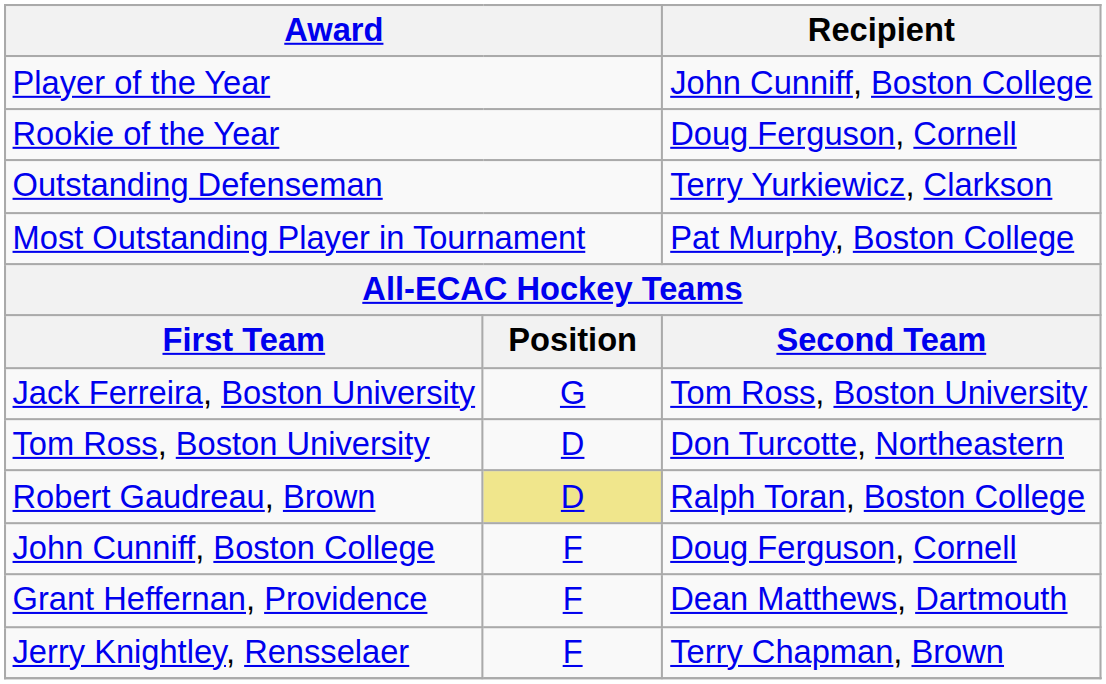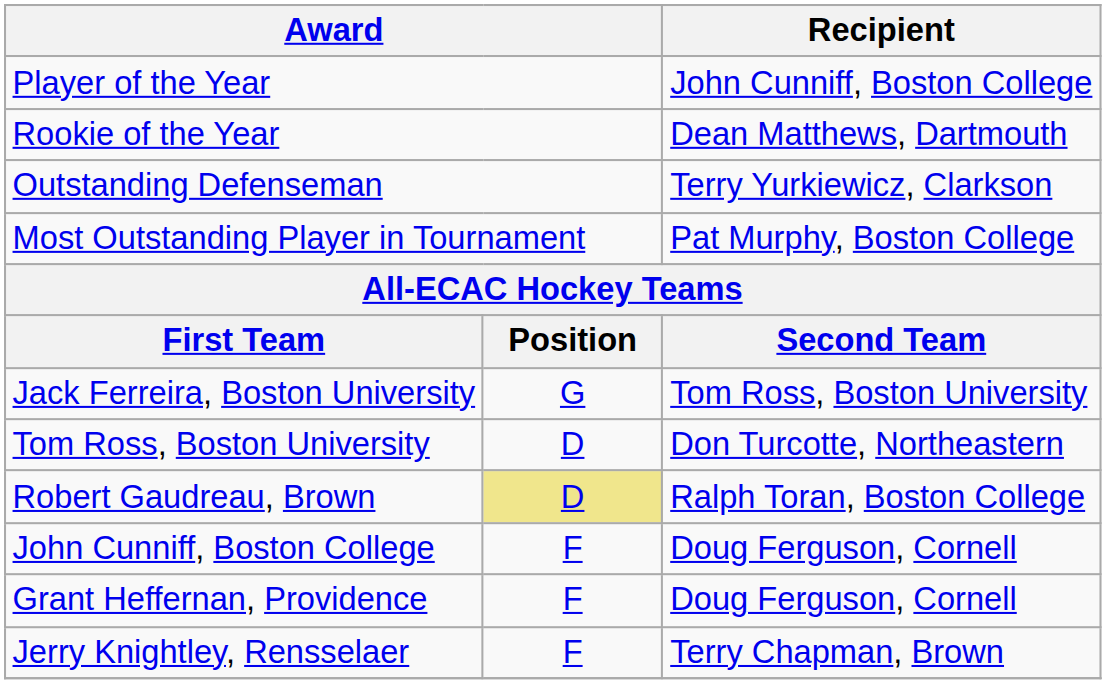(843, 133) Doug Ferguson, Cornell -> (869, 133) Dean Matthews, Dartmouth
(869, 599) Dean Matthews, Dartmouth -> (843, 599) Doug Ferguson, Cornell
